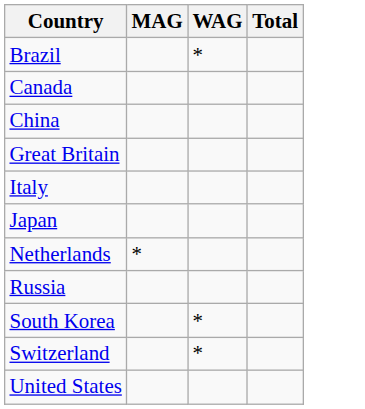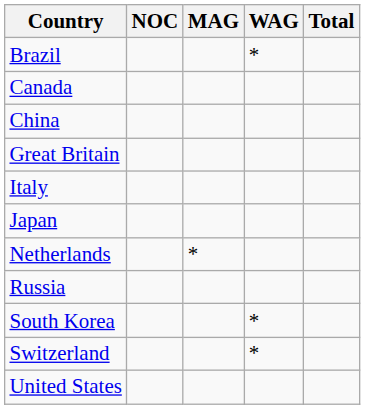+ column: (155, 21)
